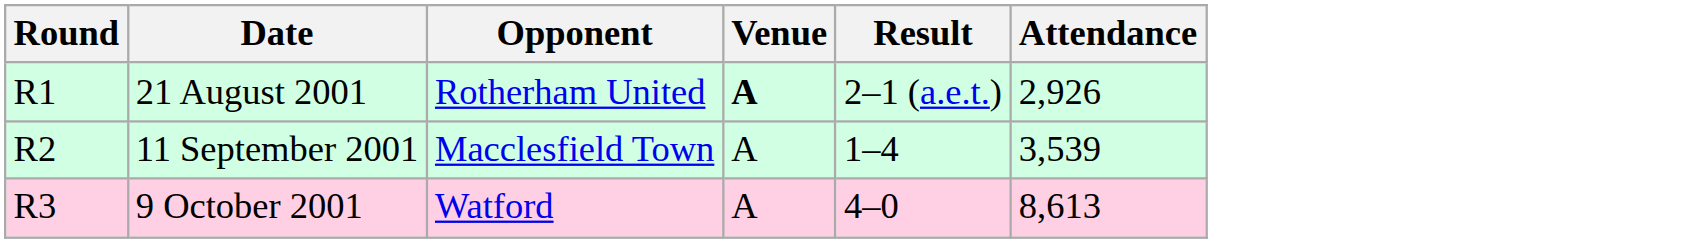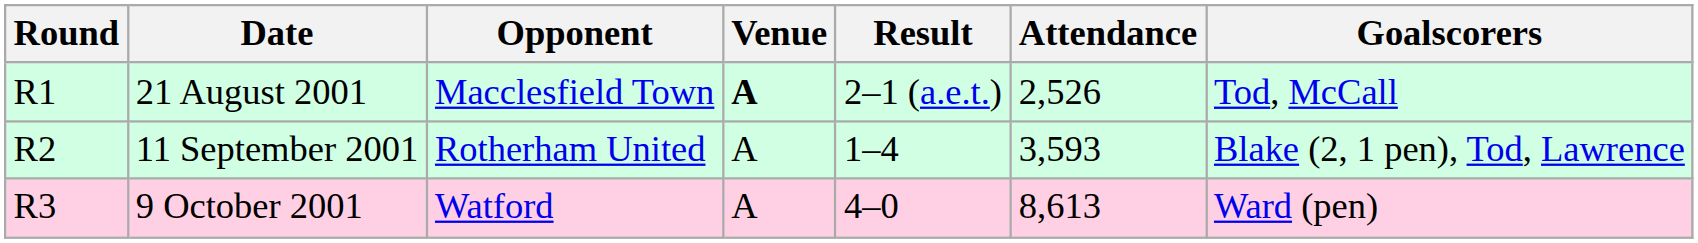+ column: (1449, 33)
(570, 91) Rotherham United -> (575, 91) Macclesfield Town
(1060, 91) 2,926 -> (1060, 91) 2,526
(575, 149) Macclesfield Town -> (570, 149) Rotherham United
(1060, 149) 3,539 -> (1060, 149) 3,593
